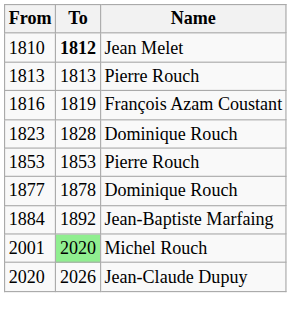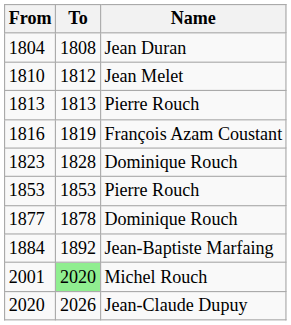+ row: (27, 47)
(78, 47) bold -> (78, 76) normal
